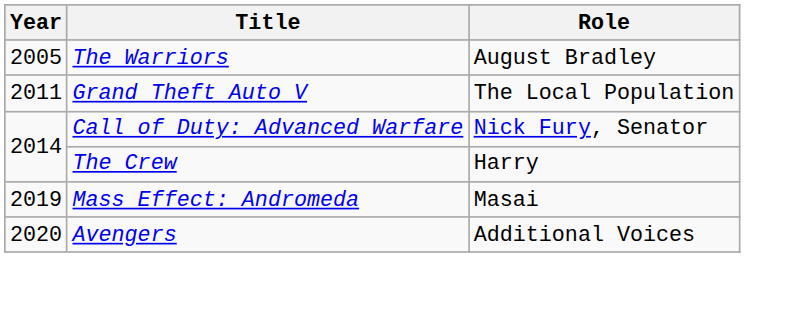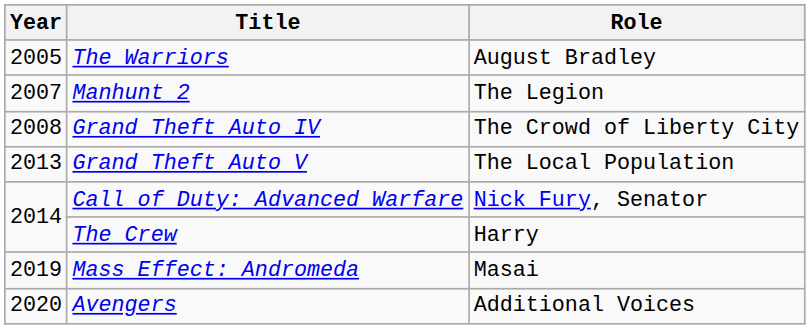+ row: (131, 93)
+ row: (196, 129)
(36, 93) 2011 -> (36, 164) 2013
